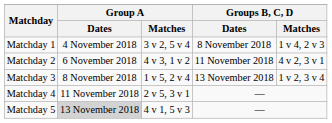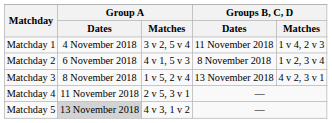(234, 45) 8 November 2018 -> (234, 45) 11 November 2018
(167, 61) 4 v 3, 1 v 2 -> (167, 61) 4 v 1, 5 v 3
(234, 61) 11 November 2018 -> (234, 61) 8 November 2018
(301, 61) 4 v 2, 3 v 1 -> (301, 61) 1 v 2, 3 v 4
(301, 77) 1 v 2, 3 v 4 -> (301, 77) 4 v 2, 3 v 1
(167, 110) 4 v 1, 5 v 3 -> (167, 110) 4 v 3, 1 v 2
